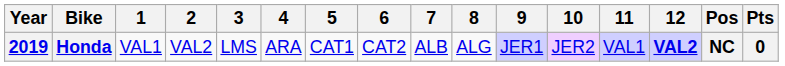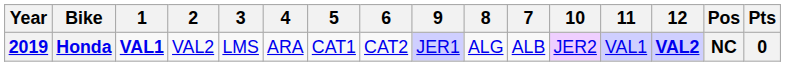columns swapped: (431, 18) <-> (522, 18)
(141, 46) normal -> (142, 46) bold
